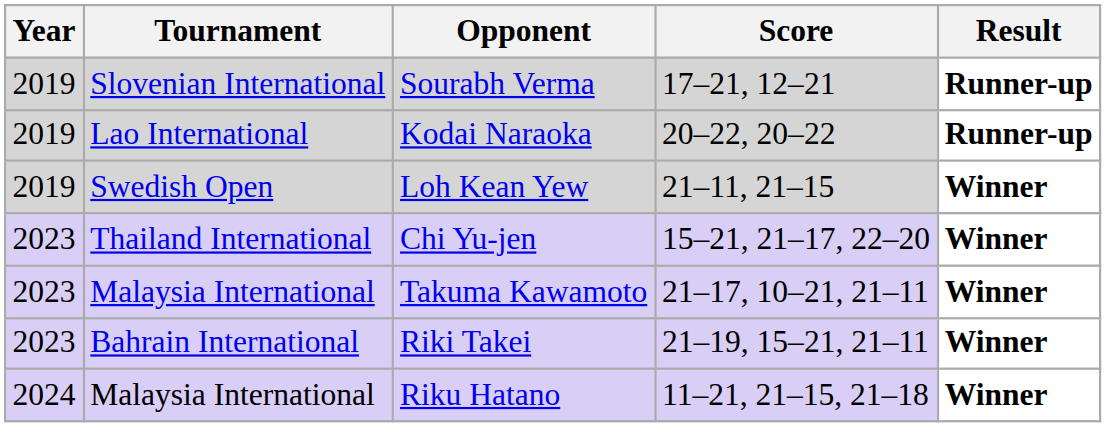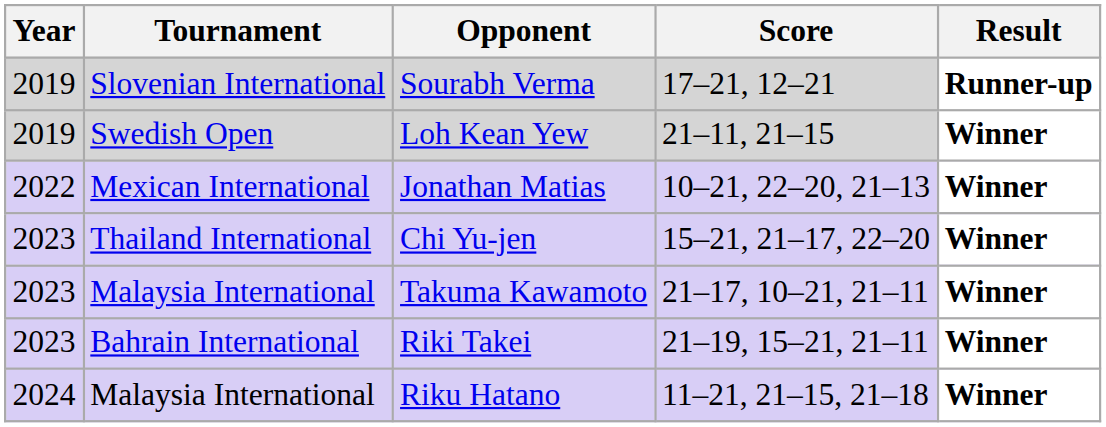- row: (496, 134)
+ row: (503, 186)
